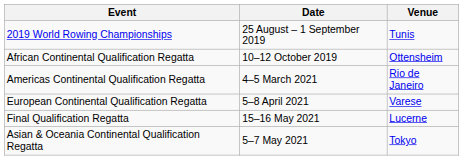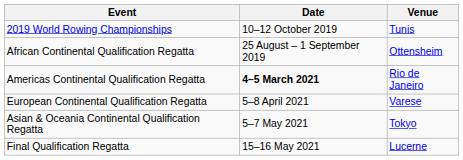(301, 35) 25 August – 1 September 2019 -> (290, 29) 10–12 October 2019
(290, 57) 10–12 October 2019 -> (301, 51) 25 August – 1 September 2019
(280, 79) normal -> (281, 79) bold
rows swapped: (103, 140) <-> (68, 118)
